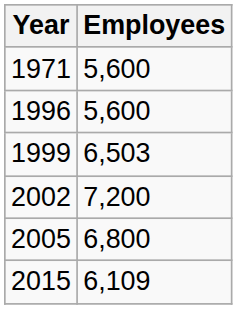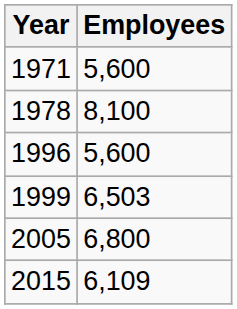+ row: (41, 111)
- row: (41, 196)
